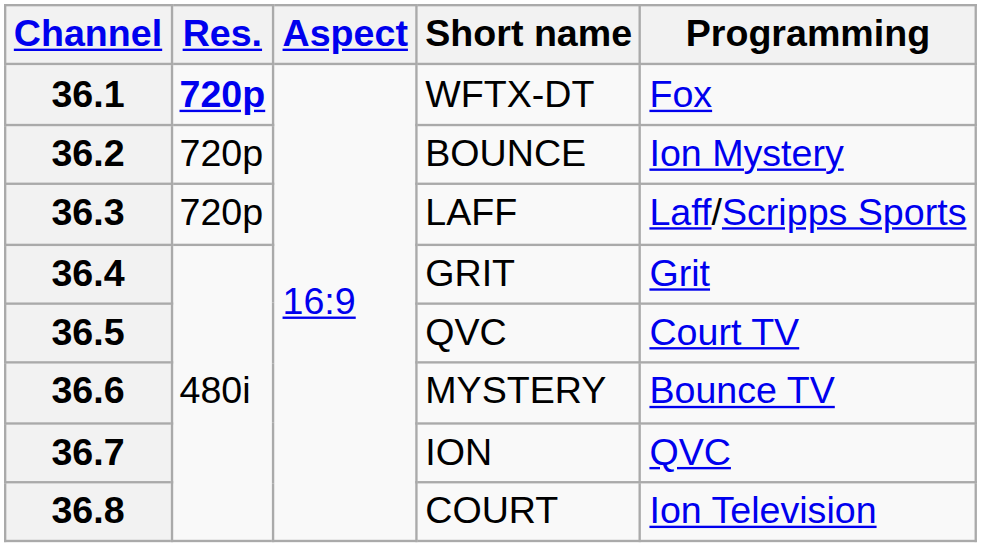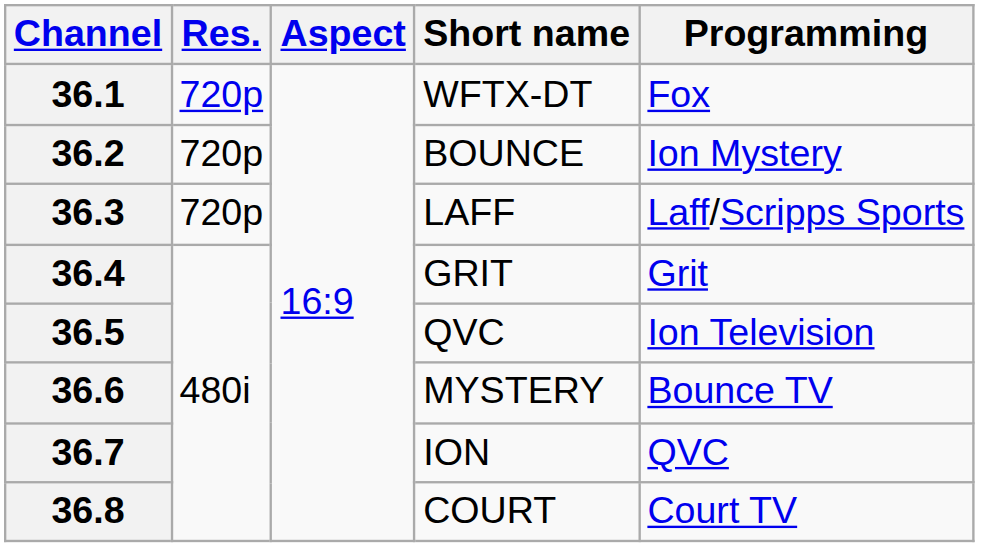(222, 93) bold -> (221, 93) normal
(724, 332) Court TV -> (761, 332) Ion Television
(763, 511) Ion Television -> (722, 511) Court TV
